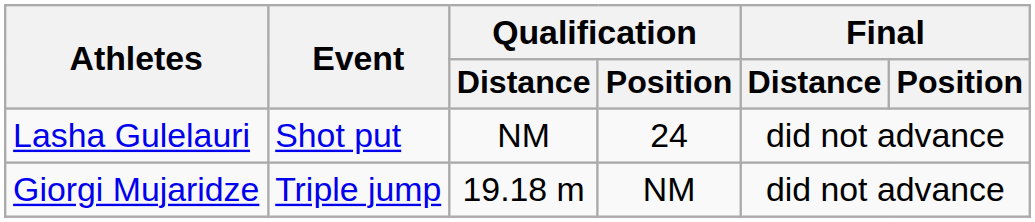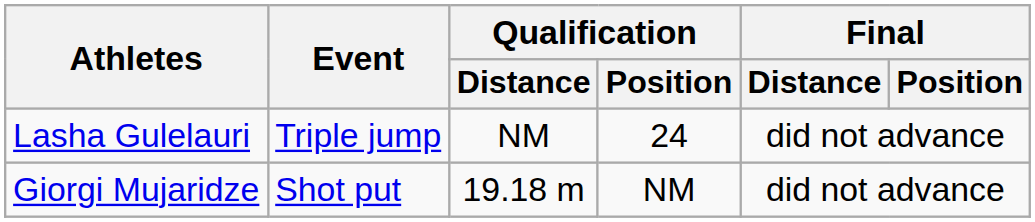(338, 136) Shot put -> (358, 136) Triple jump
(358, 190) Triple jump -> (338, 190) Shot put
